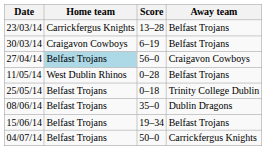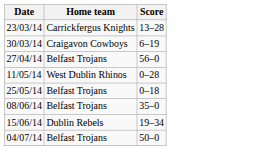- column: (214, 12)
(77, 59) lightblue background -> (77, 59) no background
(77, 122) Belfast Trojans -> (75, 122) Dublin Rebels
